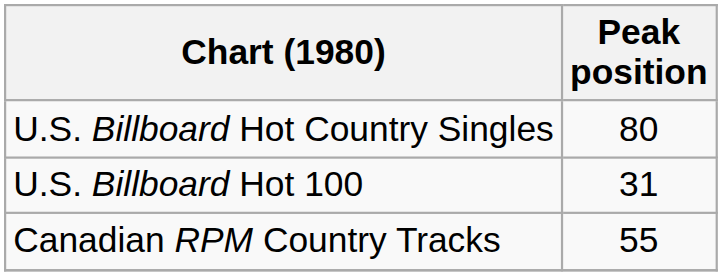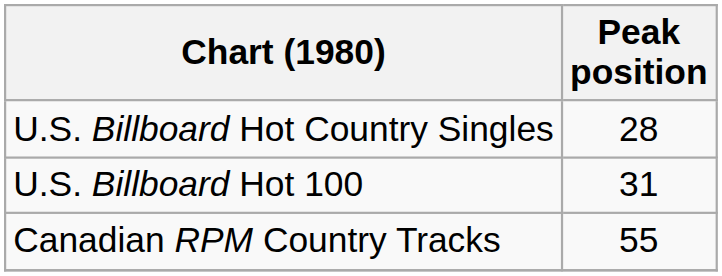(639, 128) 80 -> (639, 128) 28
